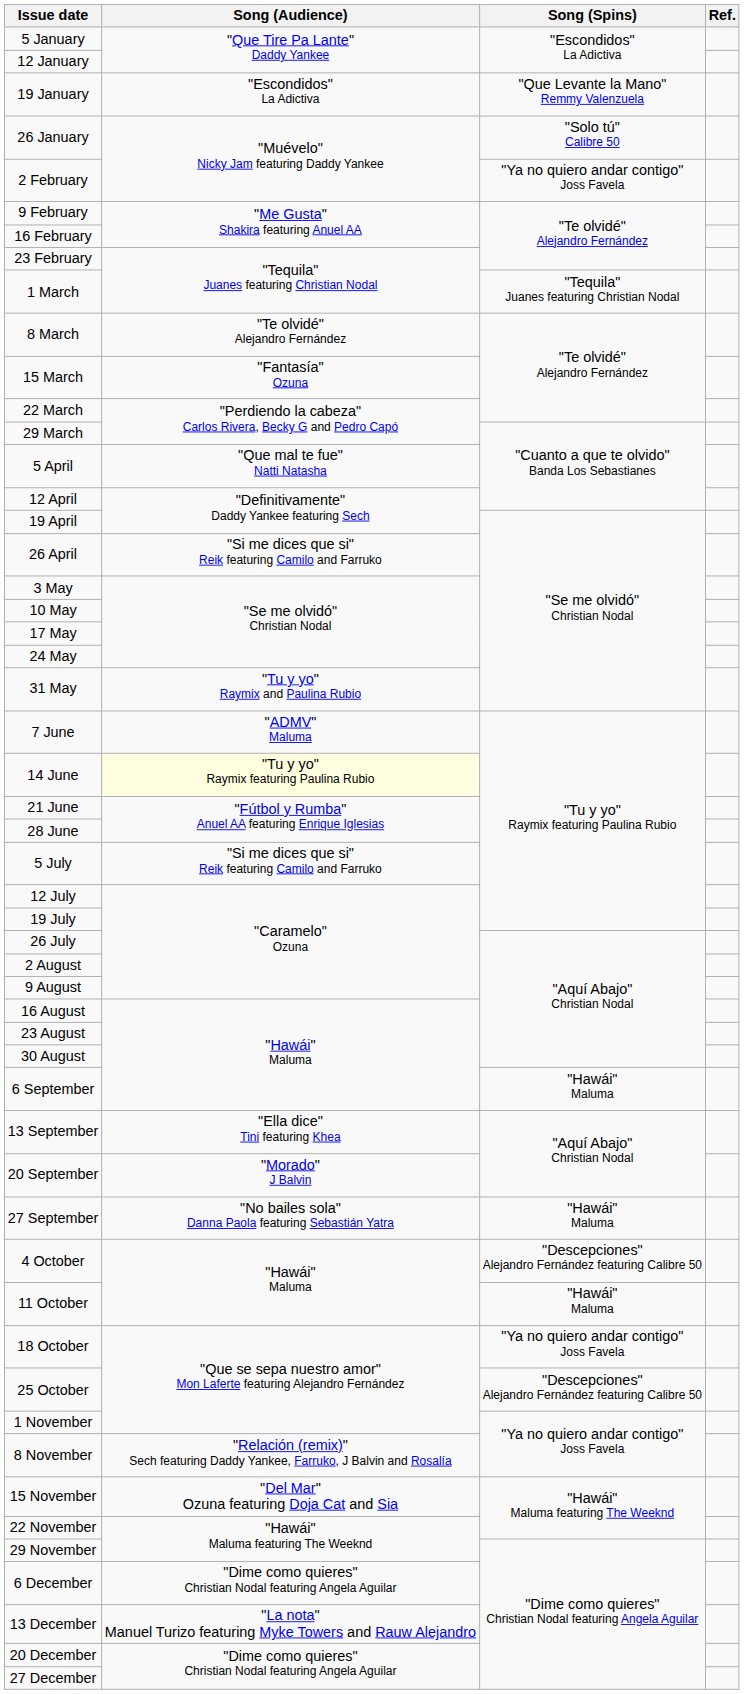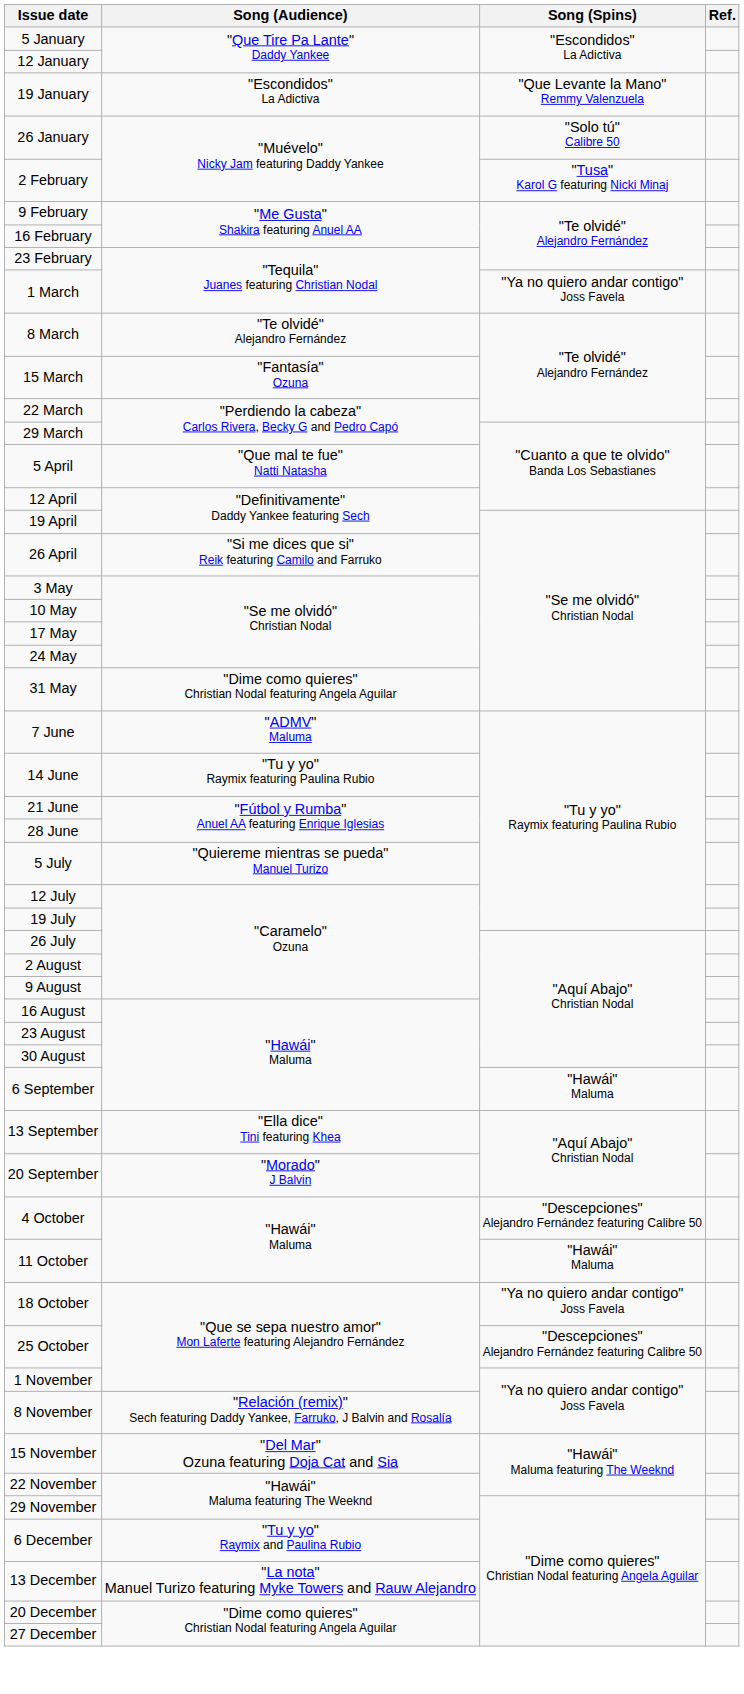(592, 177) "Ya no quiero andar contigo" Joss Favela -> (592, 177) "Tusa" Karol G featuring Nicki Minaj
(592, 288) "Tequila" Juanes featuring Christian Nodal -> (592, 288) "Ya no quiero andar contigo" Joss Favela
(290, 686) "Tu y yo" Raymix and Paulina Rubio -> (290, 686) "Dime como quieres" Christian Nodal featuring Angela Aguilar
(290, 772) lightyellow background -> (290, 772) no background
(290, 860) "Si me dices que si" Reik featuring Camilo and Farruko -> (290, 860) "Quiereme mientras se pueda" Manuel Turizo
- row: (53, 1218)
(290, 1580) "Dime como quieres" Christian Nodal featuring Angela Aguilar -> (290, 1537) "Tu y yo" Raymix and Paulina Rubio
